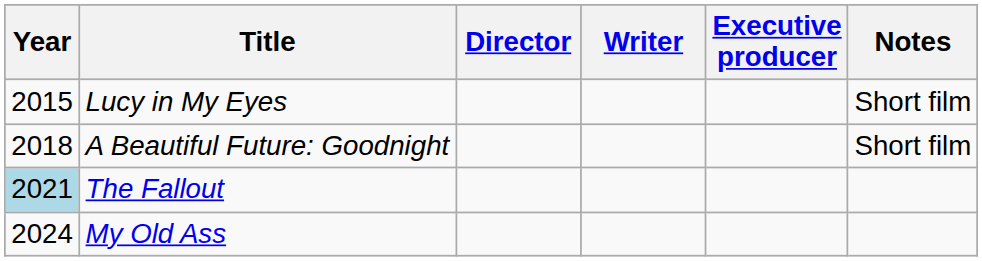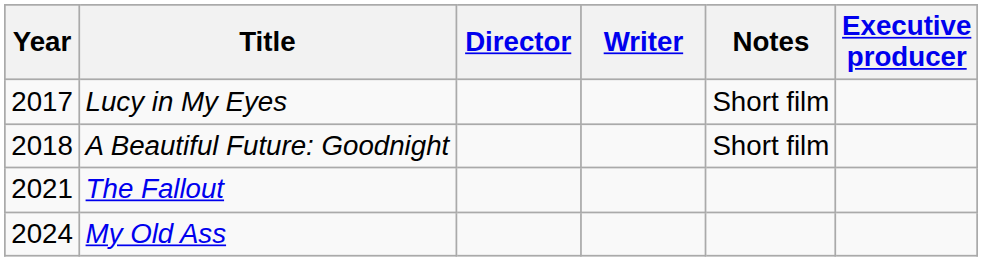columns swapped: (777, 42) <-> (913, 42)
(42, 101) 2015 -> (42, 101) 2017
(42, 189) lightblue background -> (42, 189) no background
